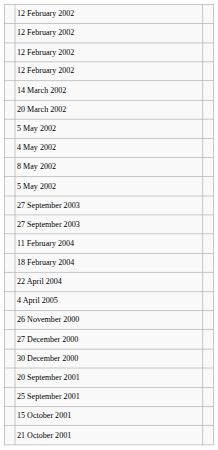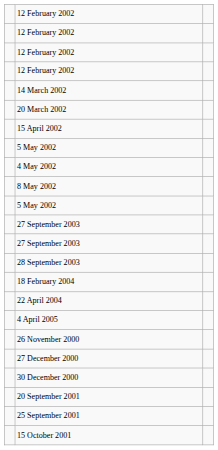+ row: (10, 129)
+ row: (10, 263)
- row: (10, 244)
- row: (10, 435)
